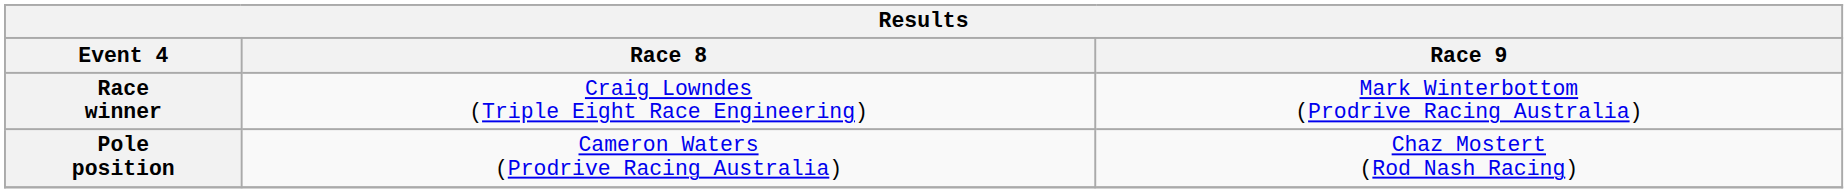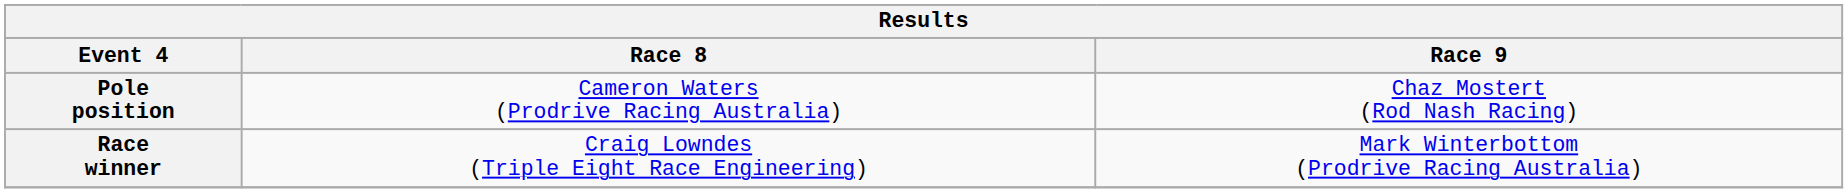rows swapped: (123, 158) <-> (123, 101)
